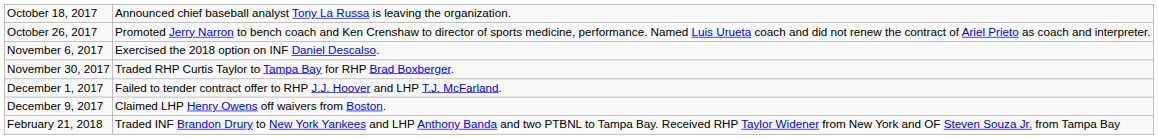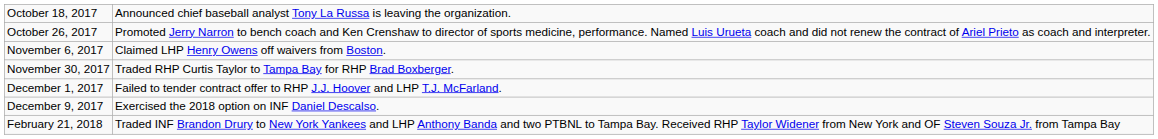(247, 50) Exercised the 2018 option on INF Daniel Descalso. -> (250, 50) Claimed LHP Henry Owens off waivers from Boston.
(250, 106) Claimed LHP Henry Owens off waivers from Boston. -> (247, 106) Exercised the 2018 option on INF Daniel Descalso.
